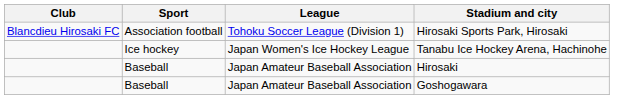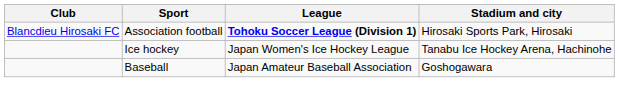(316, 31) normal -> (322, 31) bold
- row: (437, 67)
